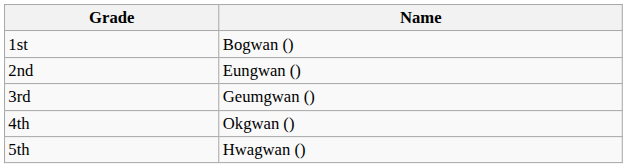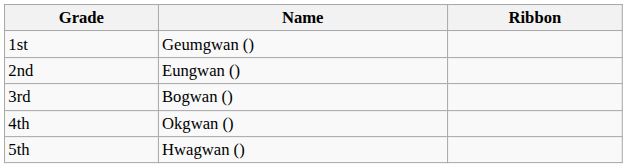+ column: (535, 17)
(258, 44) Bogwan () -> (208, 44) Geumgwan ()
(269, 96) Geumgwan () -> (197, 96) Bogwan ()
